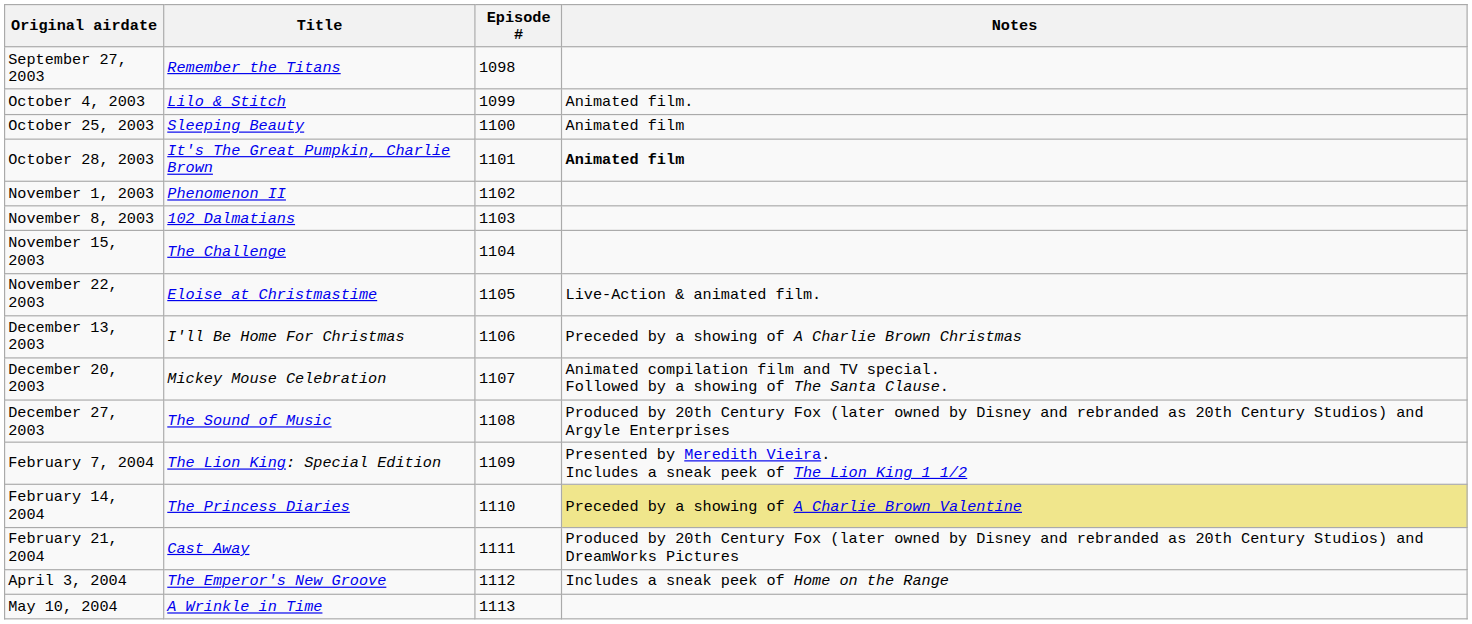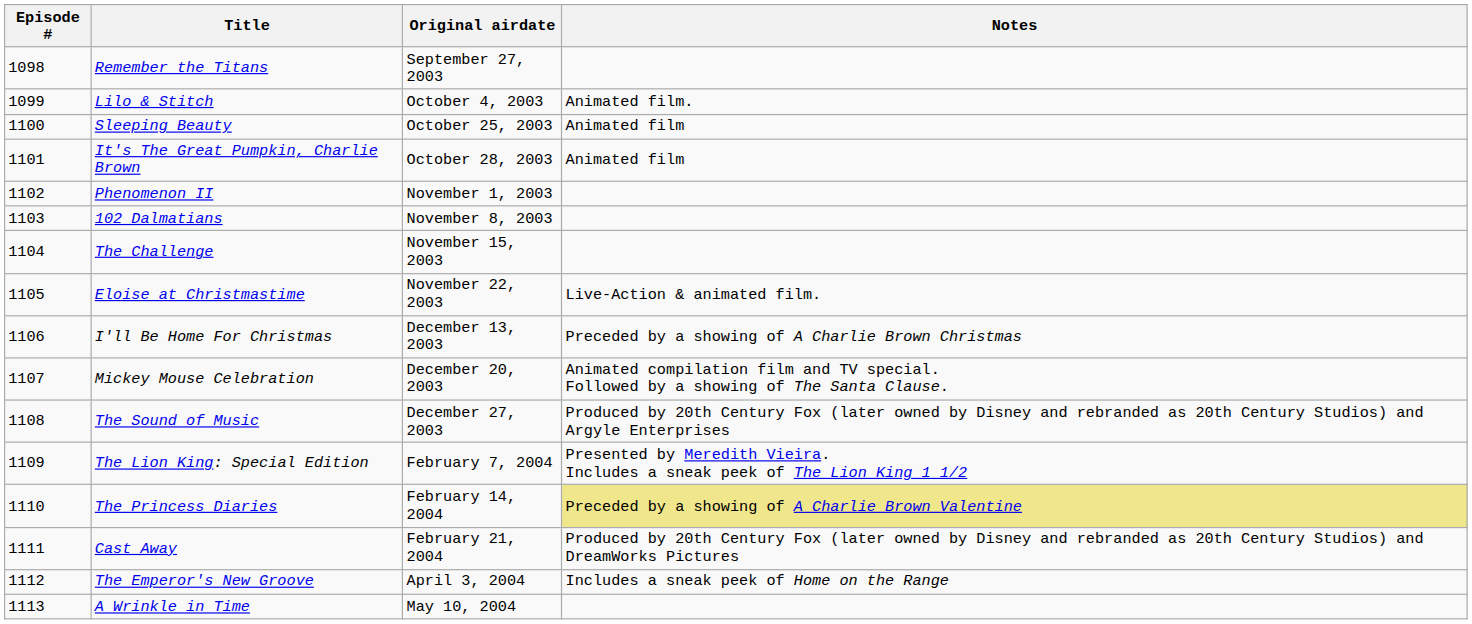columns swapped: (519, 26) <-> (84, 26)
(625, 160) bold -> (625, 160) normal
